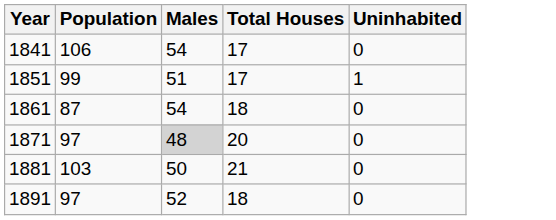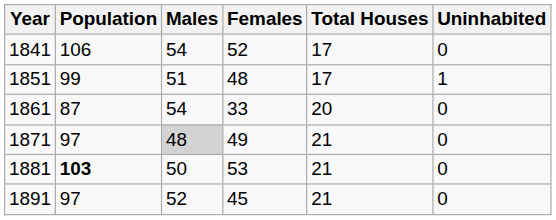+ column: (265, 19)
(238, 109) 18 -> (322, 109) 20
(238, 139) 20 -> (322, 139) 21
(75, 169) normal -> (75, 169) bold
(238, 199) 18 -> (322, 199) 21
